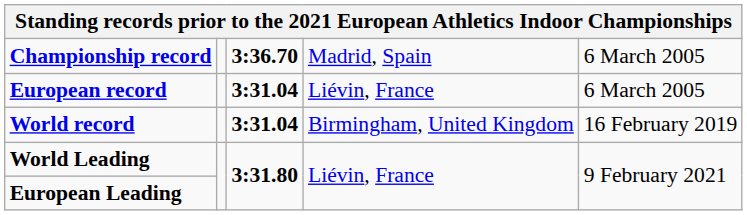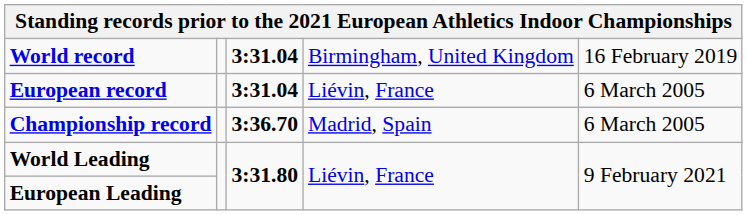rows swapped: (72, 124) <-> (111, 55)
